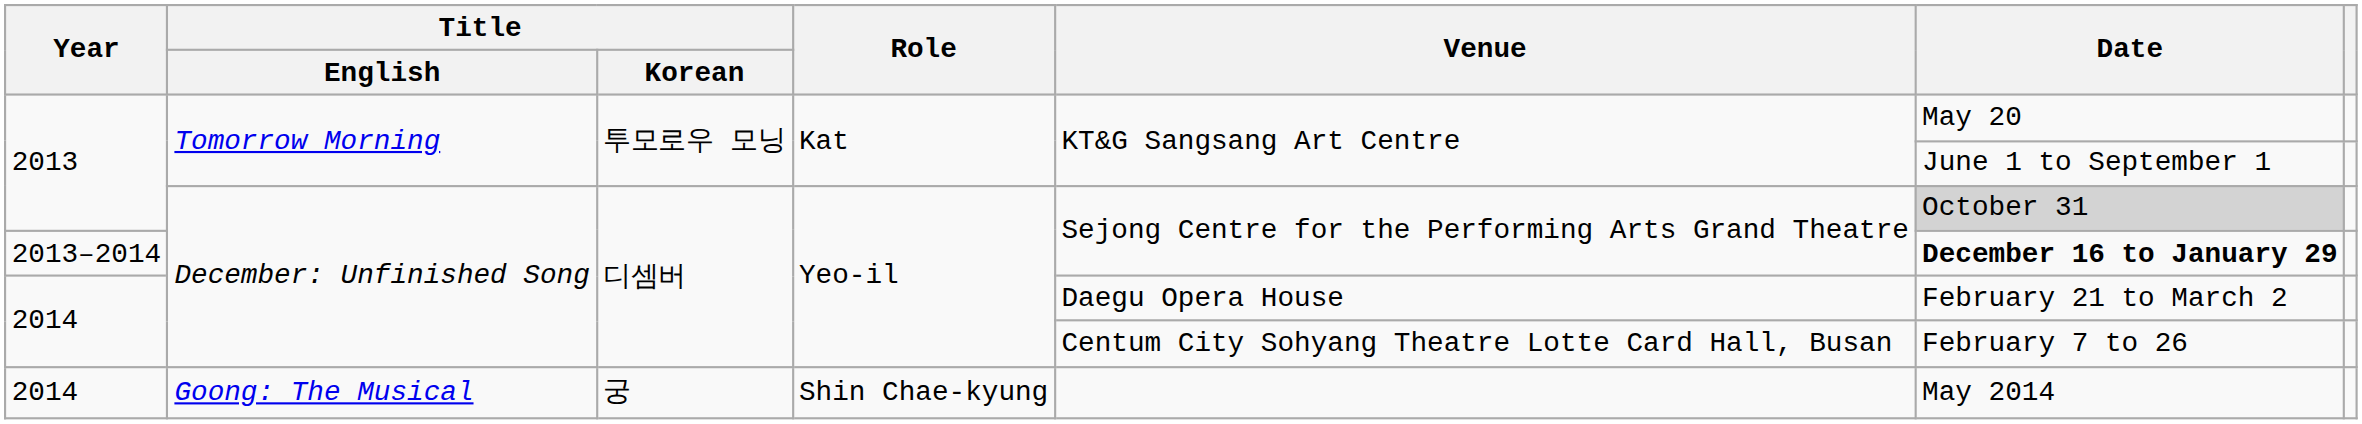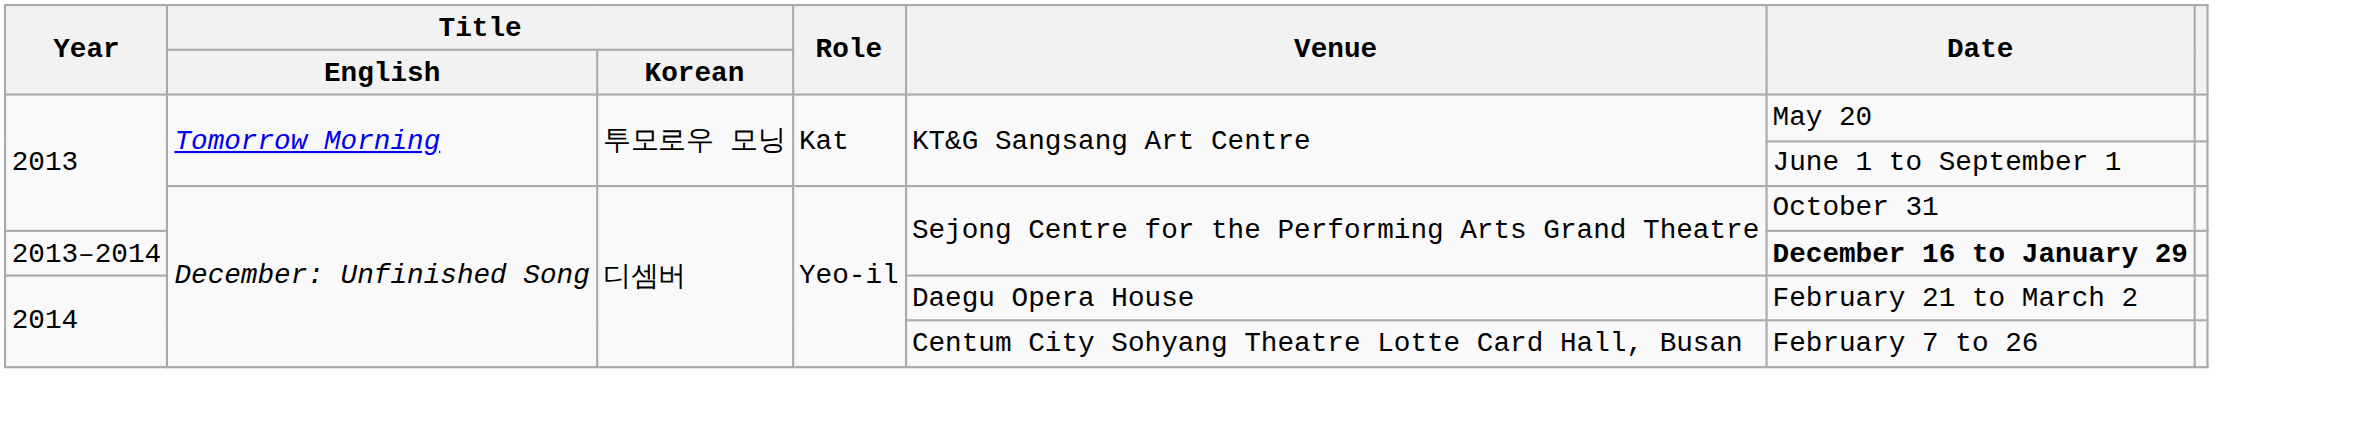(2005, 208) lightgrey background -> (1856, 208) no background
- row: (45, 392)
